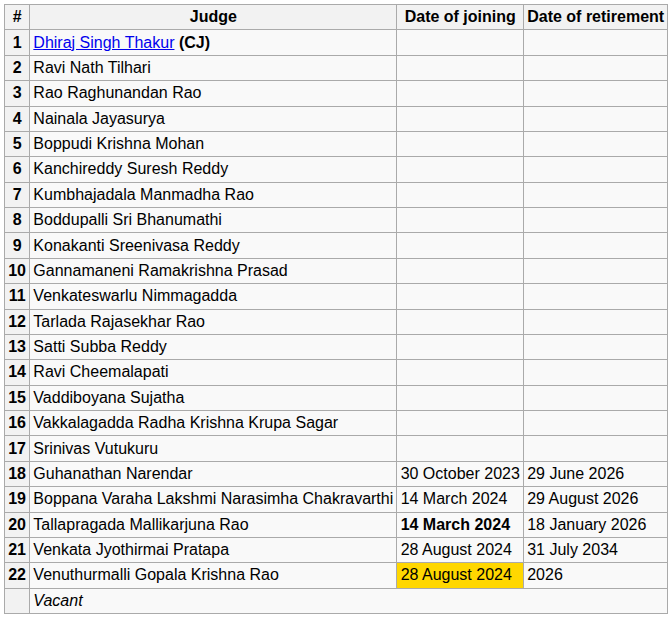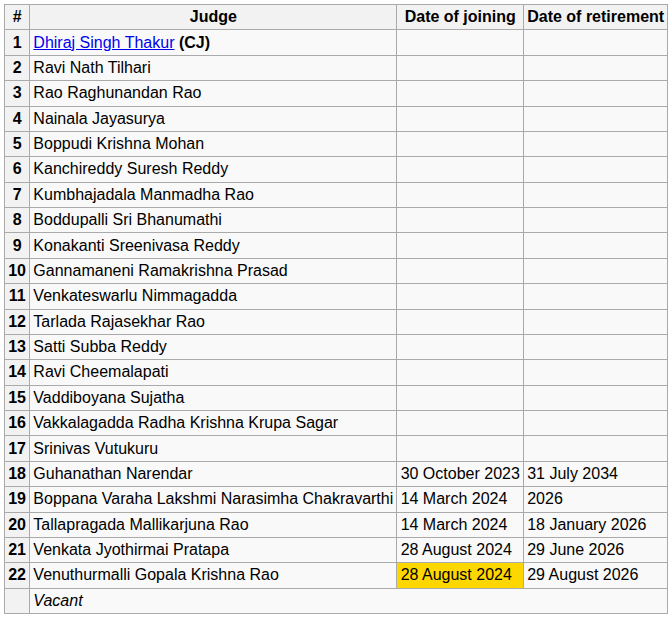(576, 473) 29 June 2026 -> (573, 473) 31 July 2034
(583, 499) 29 August 2026 -> (545, 499) 2026
(455, 524) bold -> (454, 524) normal
(573, 550) 31 July 2034 -> (576, 550) 29 June 2026
(545, 575) 2026 -> (583, 575) 29 August 2026
